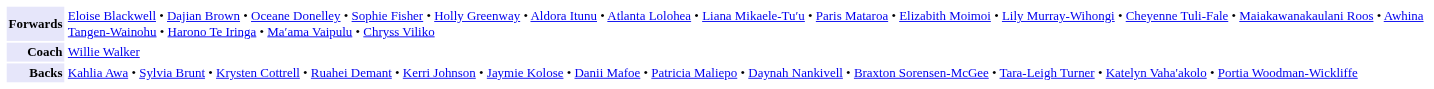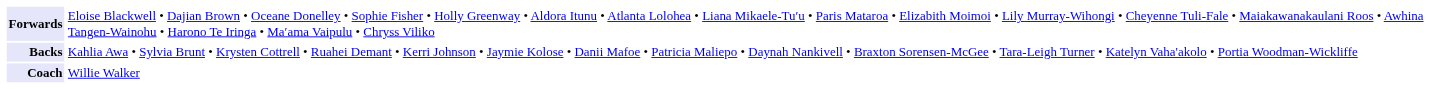rows swapped: (46, 72) <-> (45, 52)
